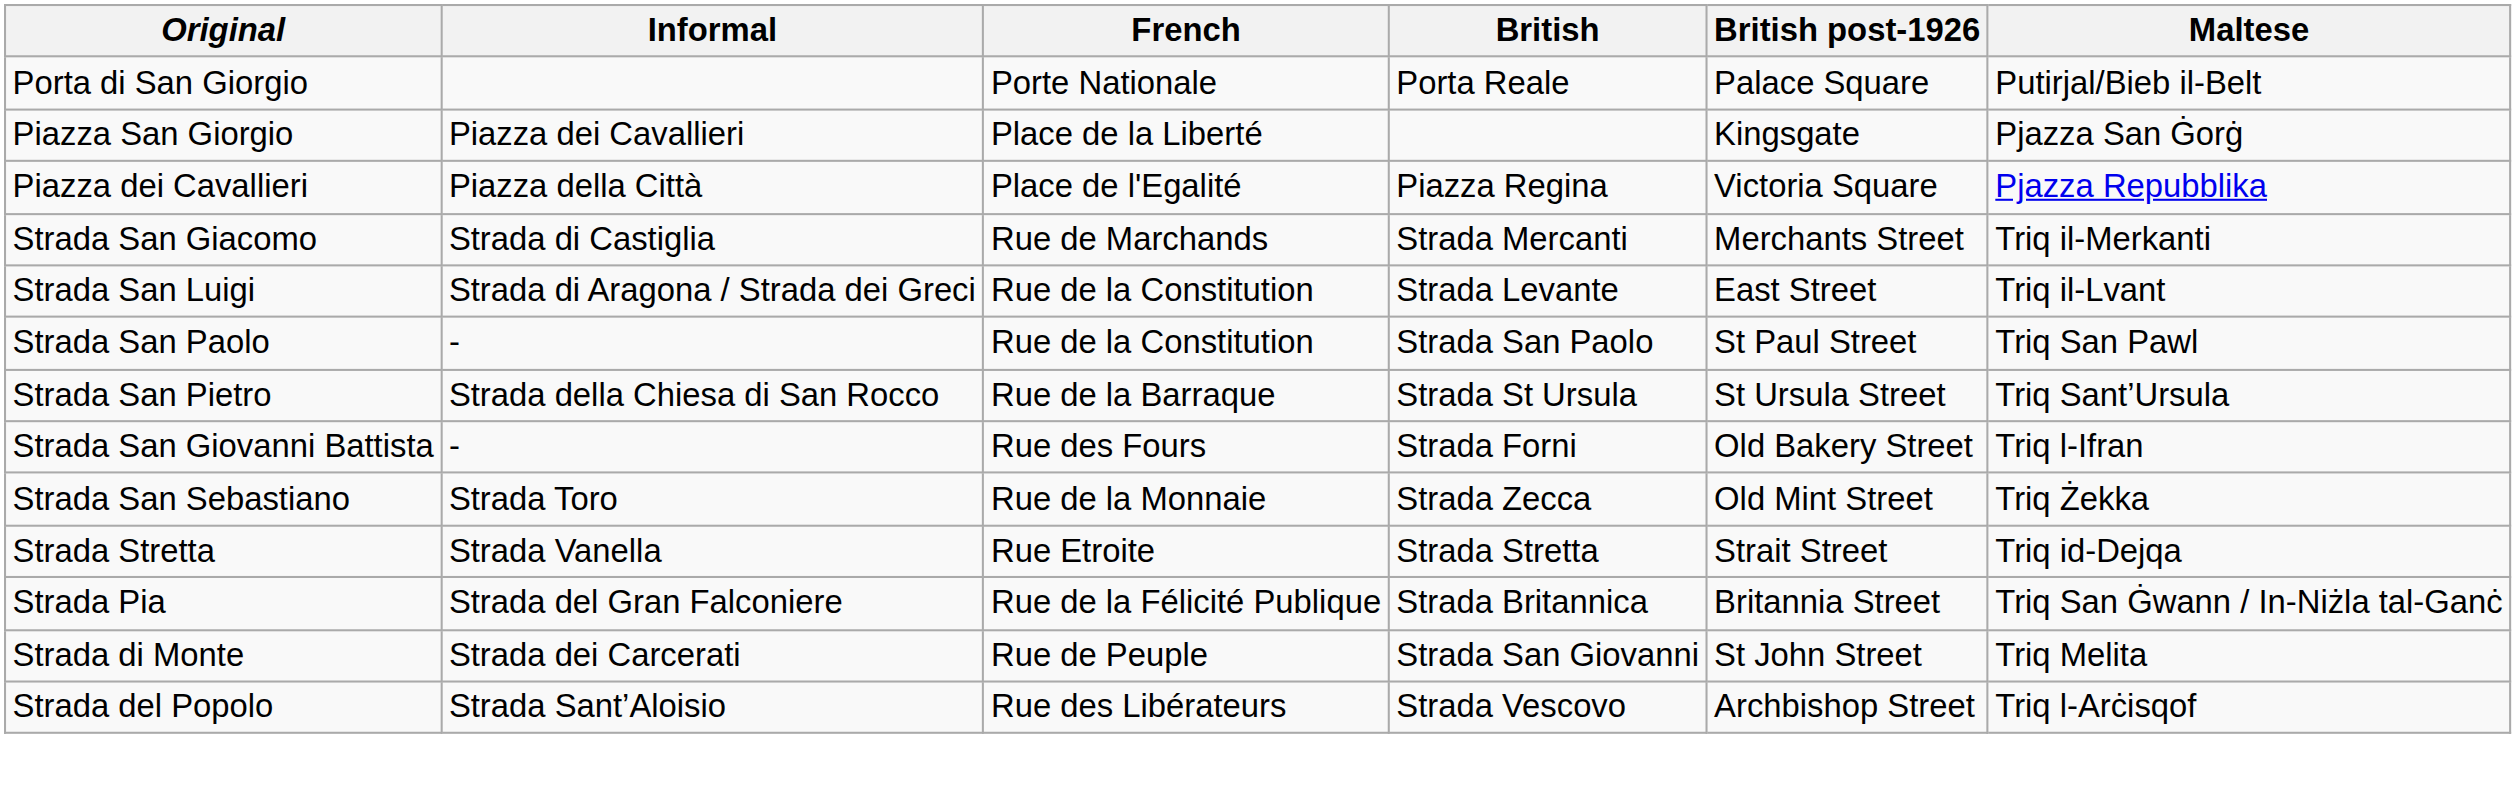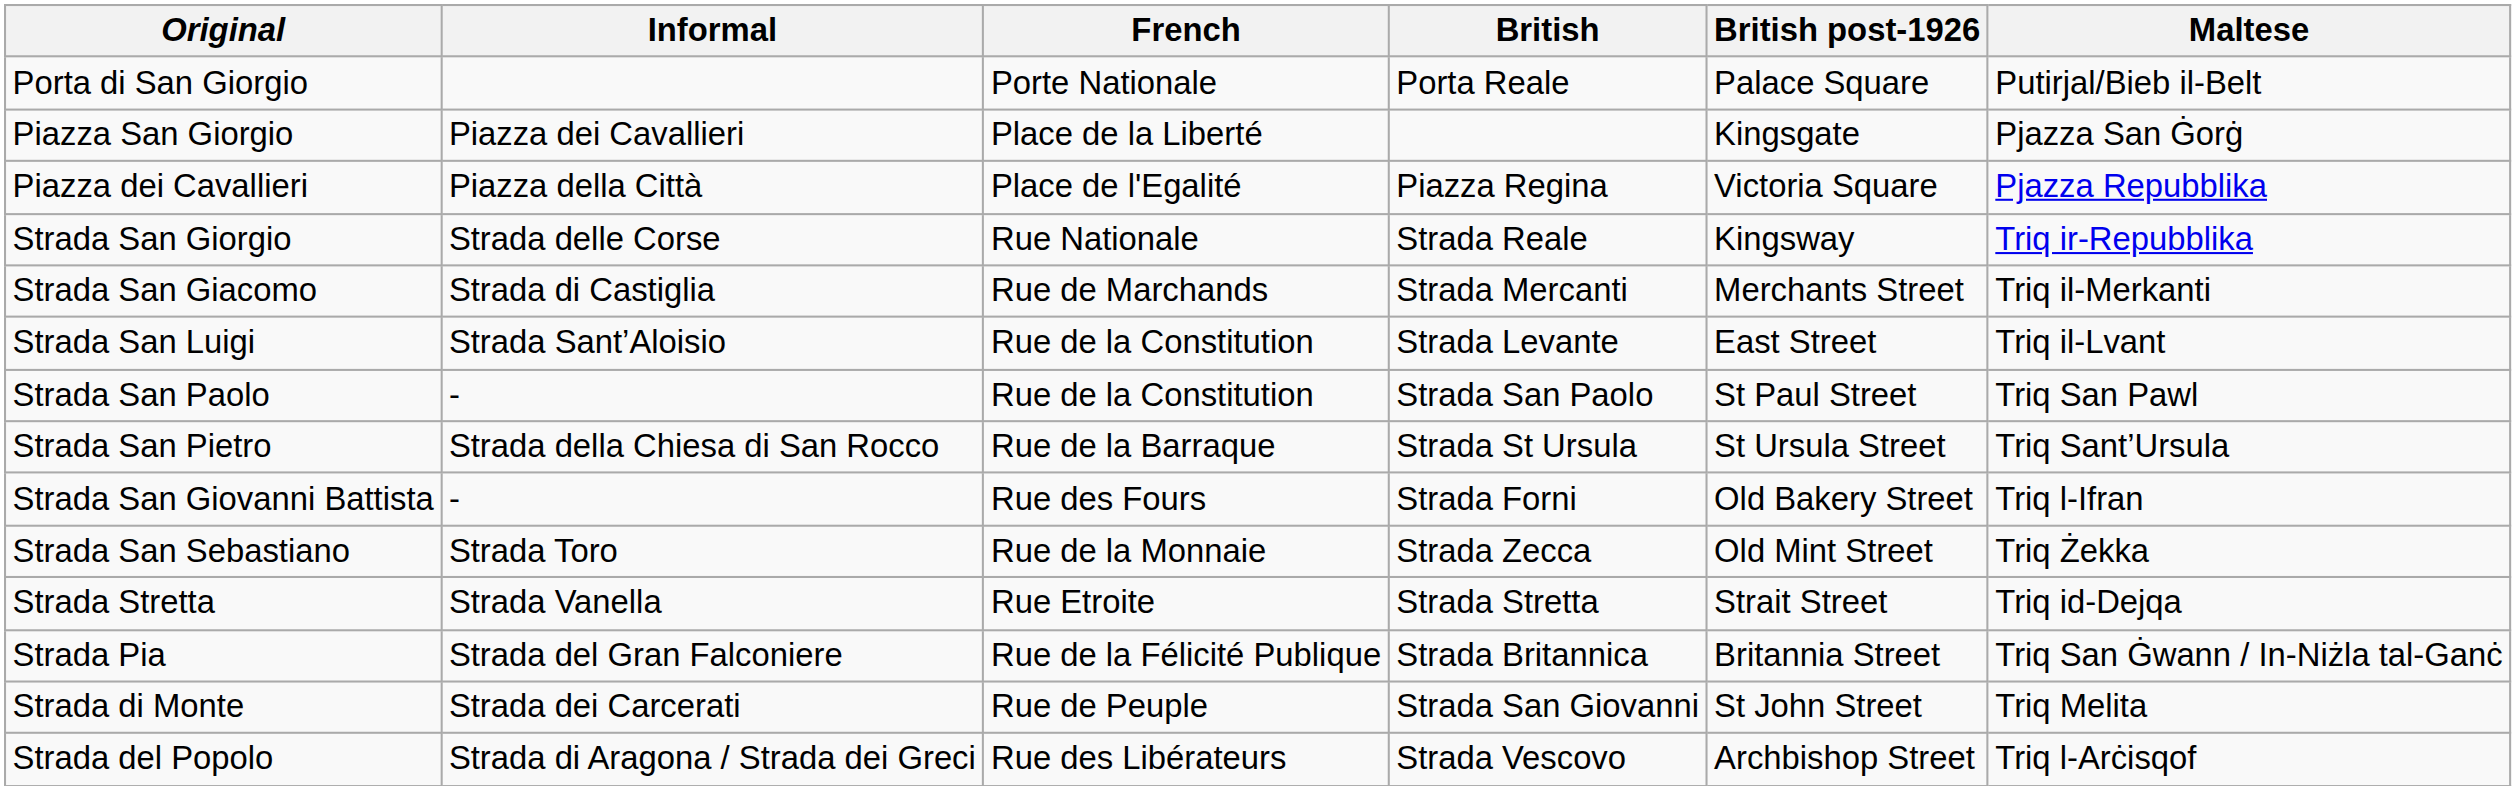+ row: (152, 238)
(712, 290) Strada di Aragona / Strada dei Greci -> (587, 342) Strada Sant’Aloisio
(587, 706) Strada Sant’Aloisio -> (712, 758) Strada di Aragona / Strada dei Greci
